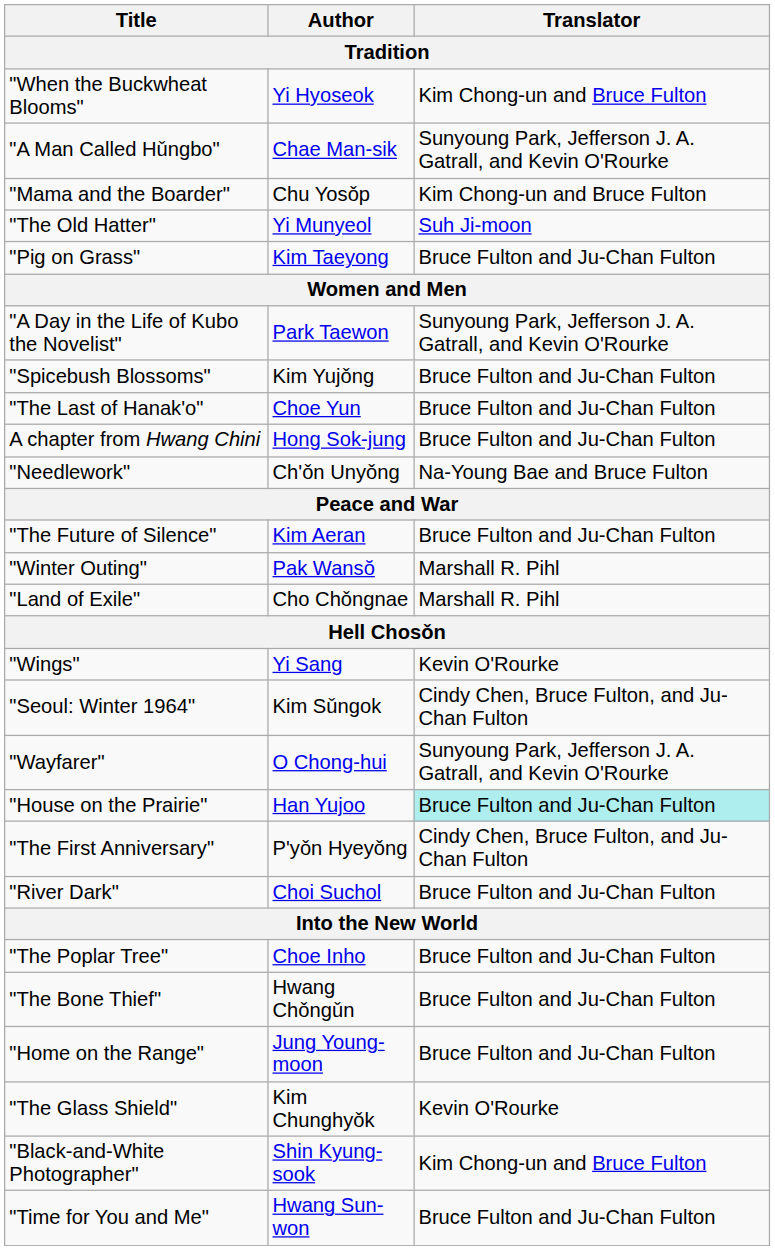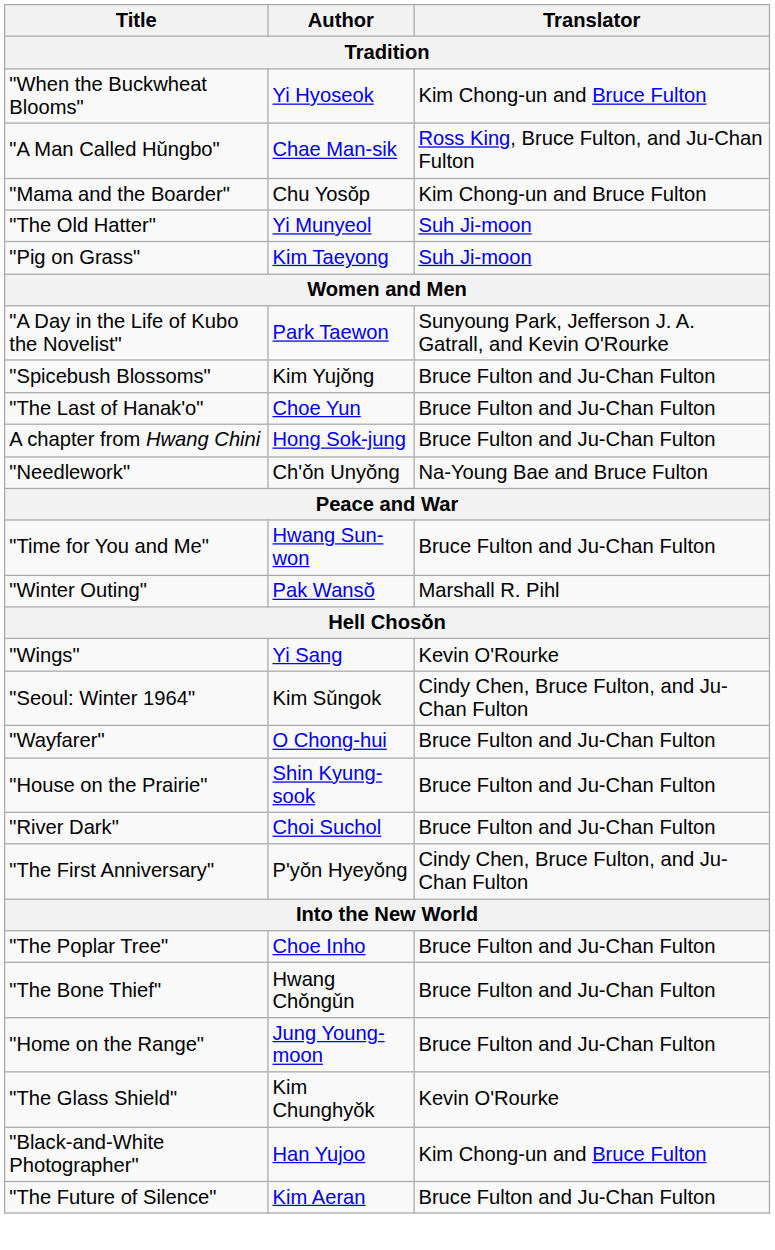(557, 150) Sunyoung Park, Jefferson J. A. Gatrall, and Kevin O'Rourke -> (590, 150) Ross King, Bruce Fulton, and Ju-Chan Fulton
(567, 257) Bruce Fulton and Ju-Chan Fulton -> (475, 257) Suh Ji-moon
rows swapped: (109, 1217) <-> (113, 536)
- row: (75, 600)
(557, 761) Sunyoung Park, Jefferson J. A. Gatrall, and Kevin O'Rourke -> (567, 741) Bruce Fulton and Ju-Chan Fulton
(319, 805) Han Yujoo -> (327, 784) Shin Kyung-sook
(567, 805) paleturquoise background -> (567, 784) no background
rows swapped: (112, 848) <-> (64, 891)
(327, 1163) Shin Kyung-sook -> (319, 1153) Han Yujoo
